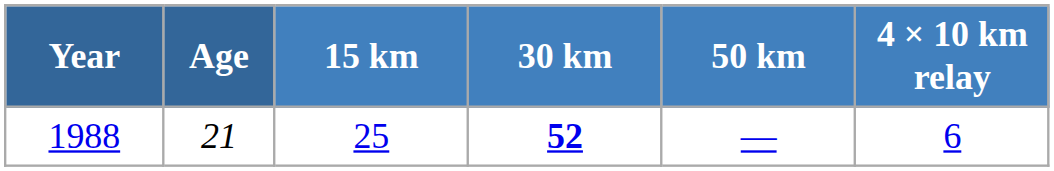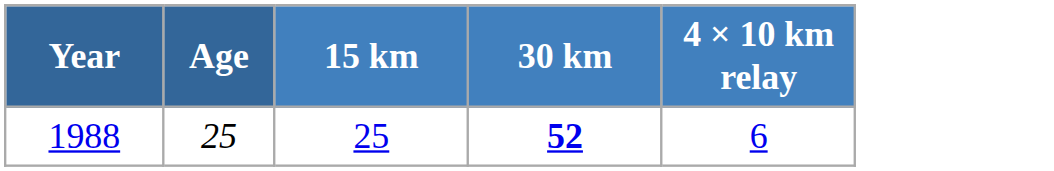- column: (759, 55)
(219, 135) 21 -> (219, 135) 25
